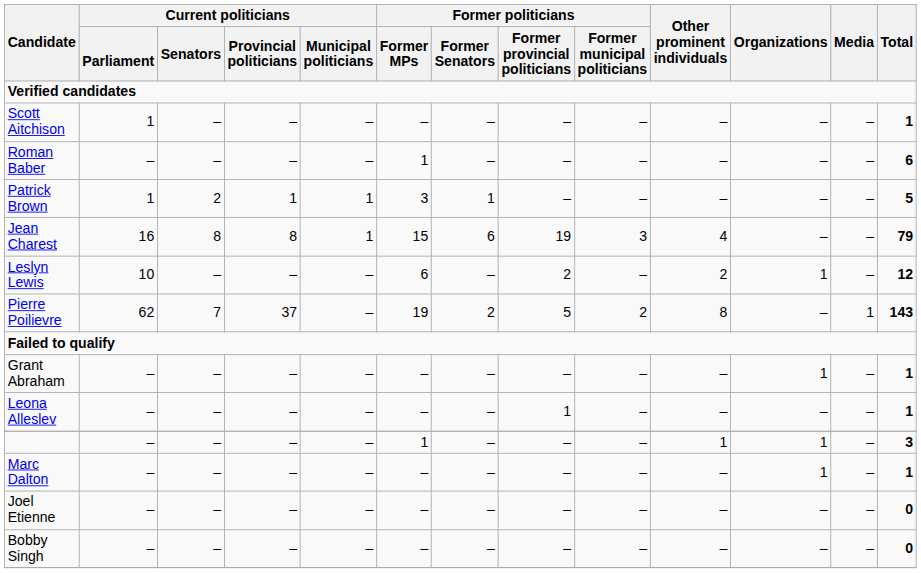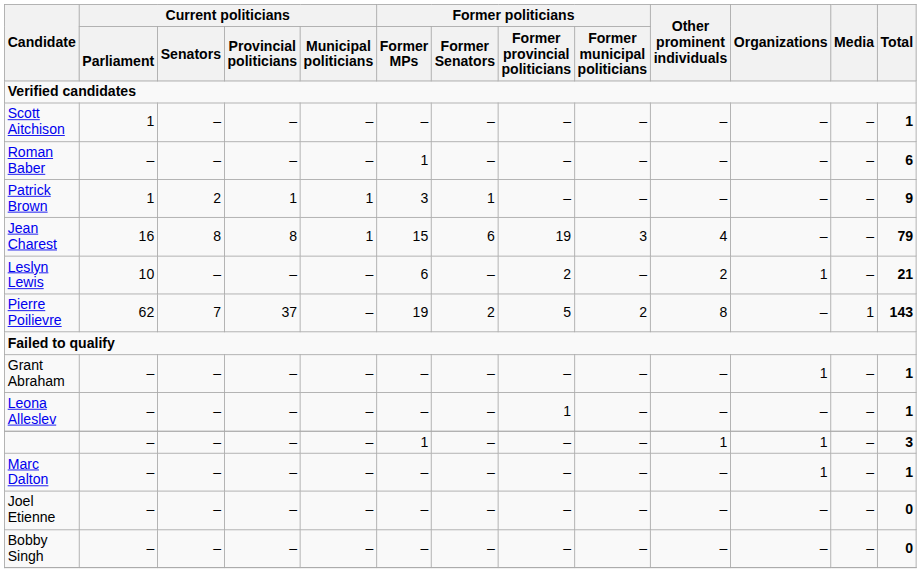(909, 198) 5 -> (909, 198) 9
(905, 274) 12 -> (905, 274) 21
